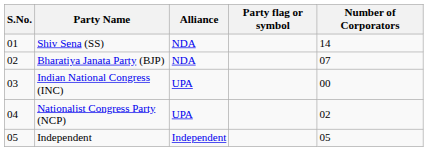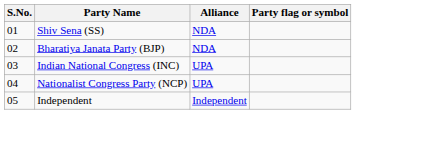- column: (370, 19)
